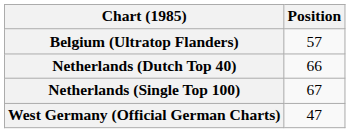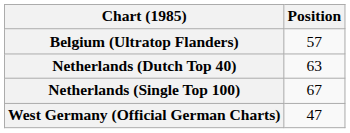(314, 66) 66 -> (314, 66) 63
